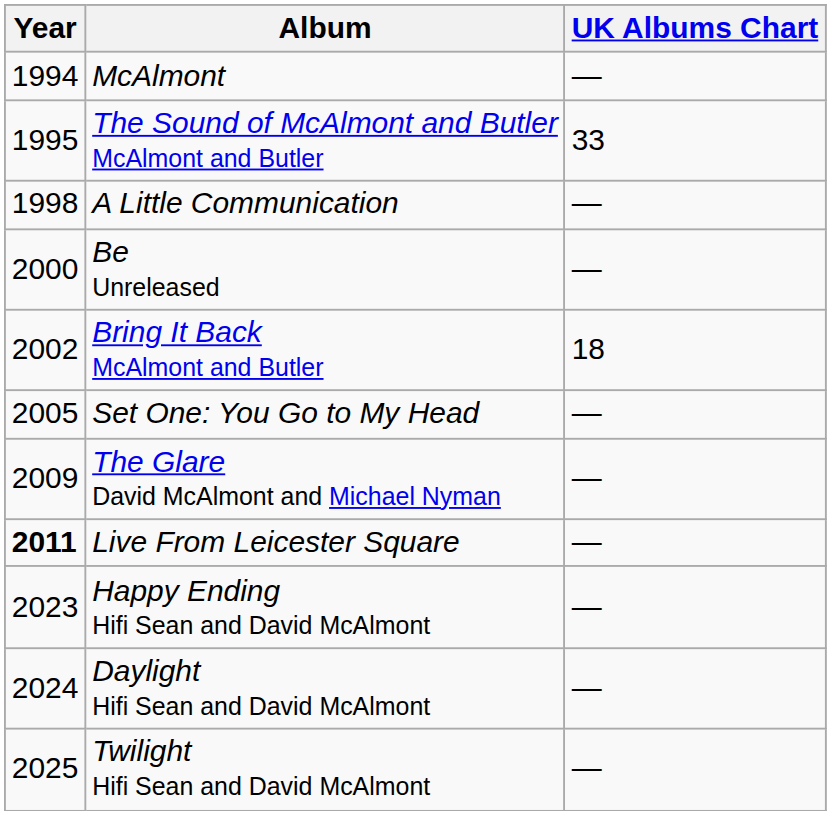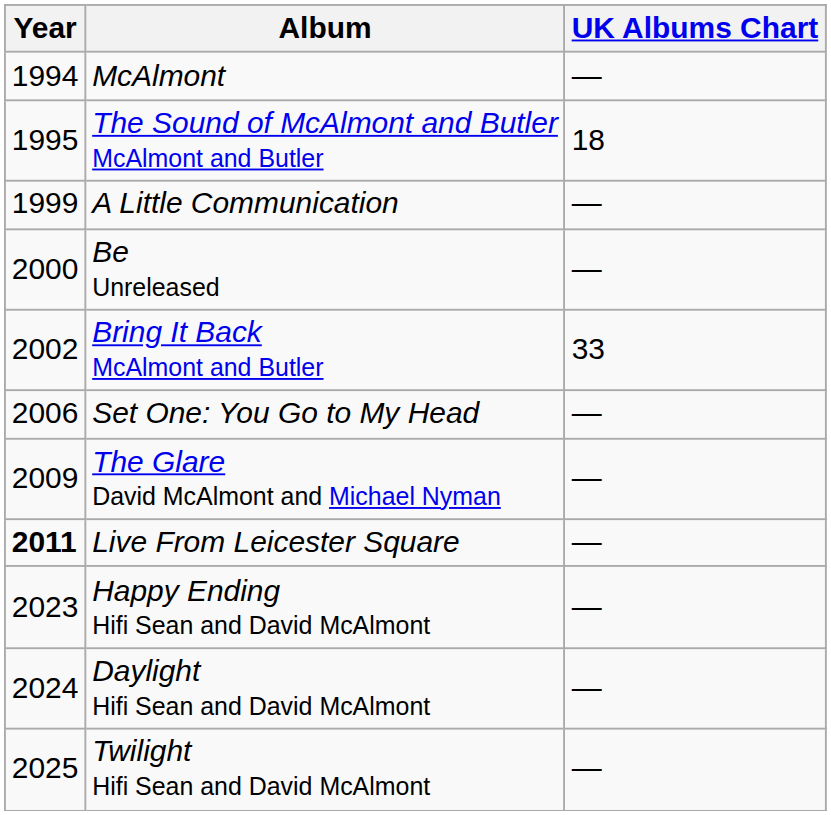(588, 139) 33 -> (588, 139) 18
(45, 204) 1998 -> (45, 204) 1999
(588, 349) 18 -> (588, 349) 33
(45, 413) 2005 -> (45, 413) 2006
